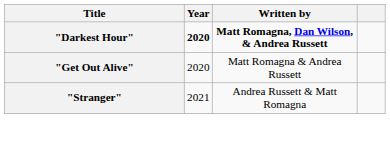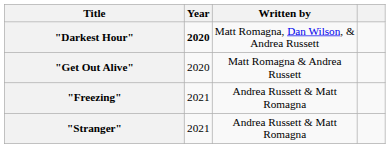(285, 37) bold -> (285, 37) normal
+ row: (94, 98)
